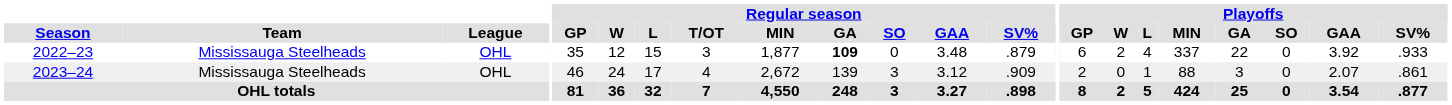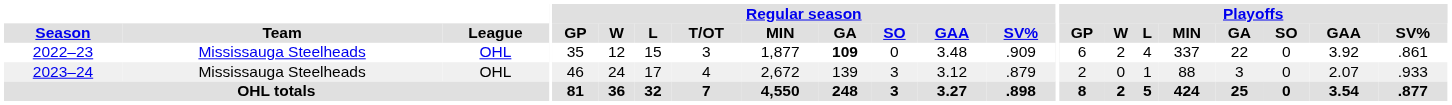(1021, 52) .879 -> (1021, 52) .909
(1413, 52) .933 -> (1413, 52) .861
(1021, 71) .909 -> (1021, 71) .879
(1413, 71) .861 -> (1413, 71) .933
